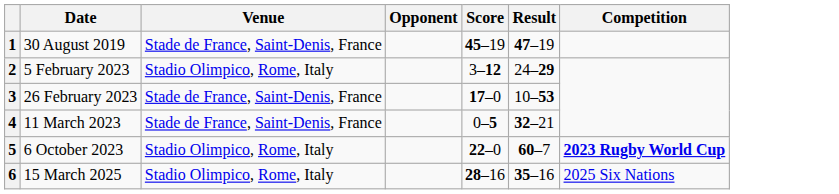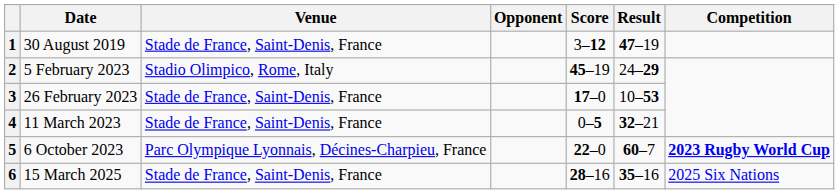(485, 44) 45–19 -> (590, 44) 3–12
(485, 70) 3–12 -> (590, 70) 45–19
(239, 149) Stadio Olimpico, Rome, Italy -> (316, 149) Parc Olympique Lyonnais, Décines-Charpieu, France
(239, 176) Stadio Olimpico, Rome, Italy -> (263, 176) Stade de France, Saint-Denis, France
